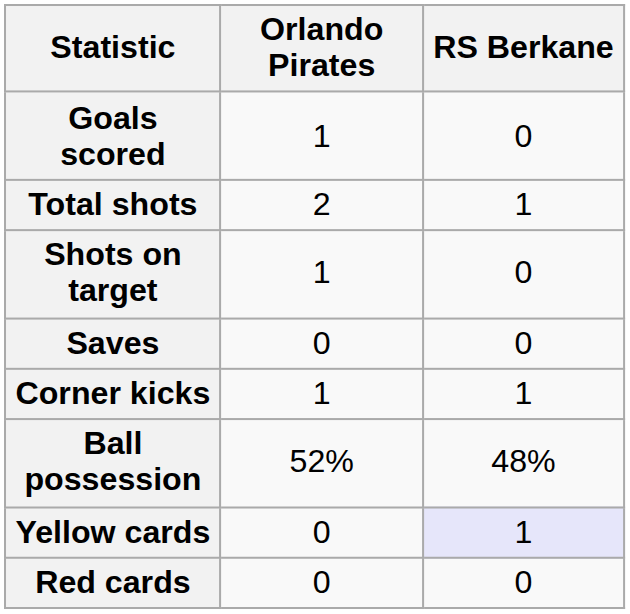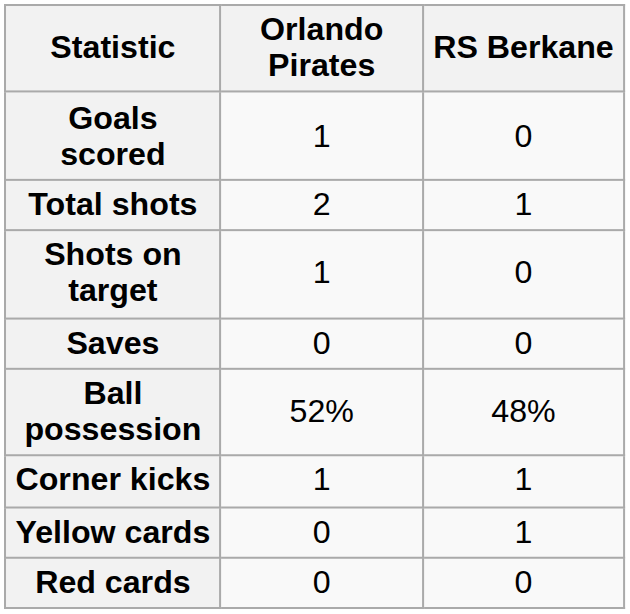rows swapped: (113, 462) <-> (113, 393)
(523, 531) lavender background -> (523, 531) no background
